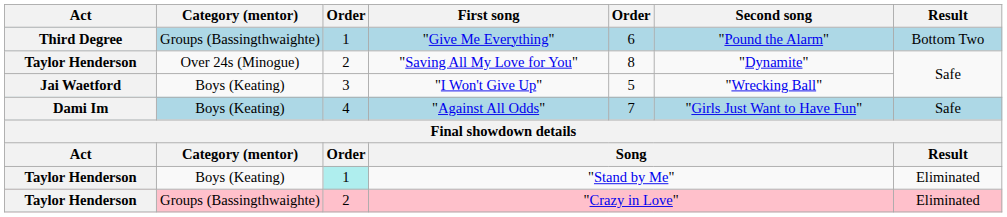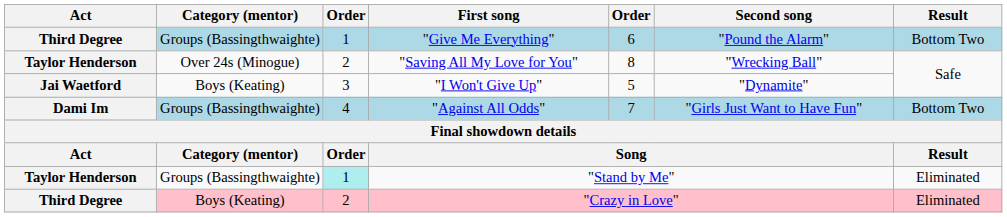(774, 62) "Dynamite" -> (774, 62) "Wrecking Ball"
(774, 85) "Wrecking Ball" -> (774, 85) "Dynamite"
(240, 108) Boys (Keating) -> (240, 108) Groups (Bassingthwaighte)
(948, 108) Safe -> (948, 108) Bottom Two
(240, 177) Boys (Keating) -> (240, 177) Groups (Bassingthwaighte)
(81, 200) Taylor Henderson -> (81, 200) Third Degree
(240, 200) Groups (Bassingthwaighte) -> (240, 200) Boys (Keating)
